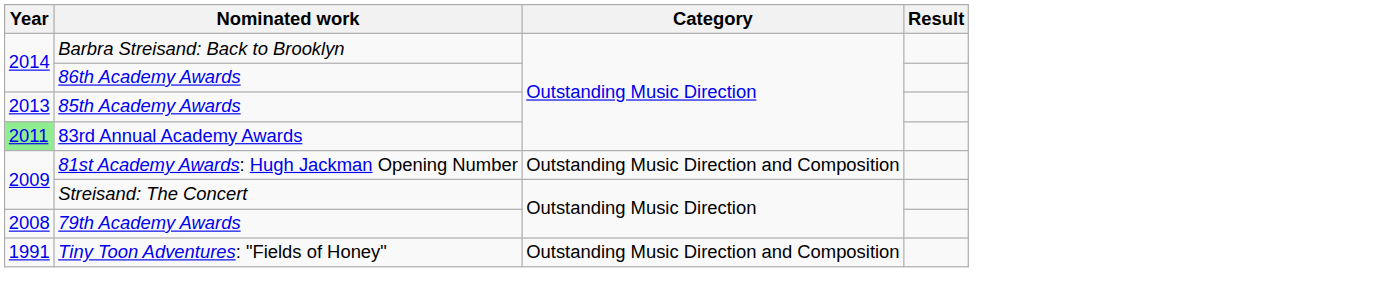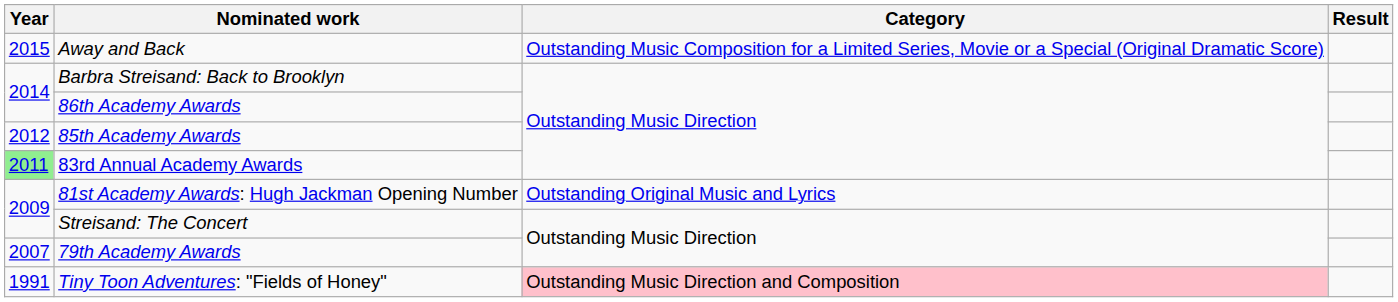+ row: (121, 48)
(29, 106) 2013 -> (29, 135) 2012
(713, 164) Outstanding Music Direction and Composition -> (681, 194) Outstanding Original Music and Lyrics
(29, 223) 2008 -> (29, 252) 2007
(713, 252) no background -> (713, 281) pink background
